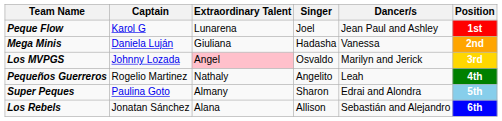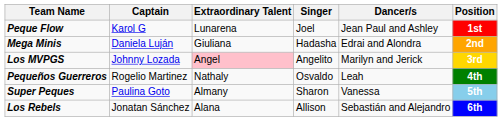(360, 44) Vanessa -> (381, 44) Edrai and Alondra
(315, 60) Osvaldo -> (314, 60) Angelito
(314, 76) Angelito -> (315, 76) Osvaldo
(381, 92) Edrai and Alondra -> (360, 92) Vanessa
